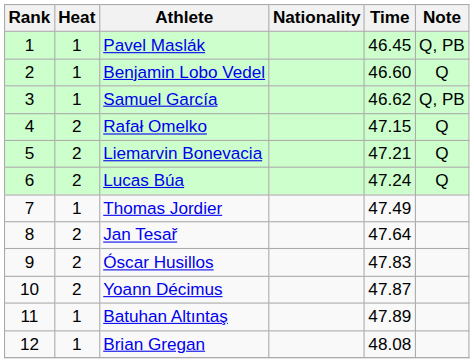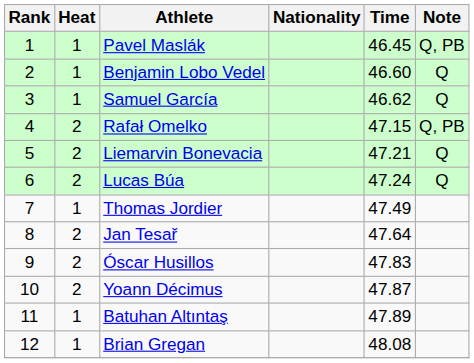(442, 99) Q, PB -> (442, 99) Q
(442, 126) Q -> (442, 126) Q, PB
